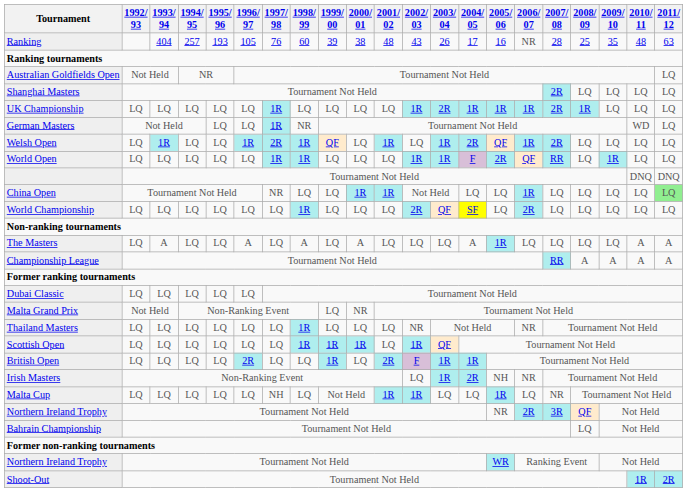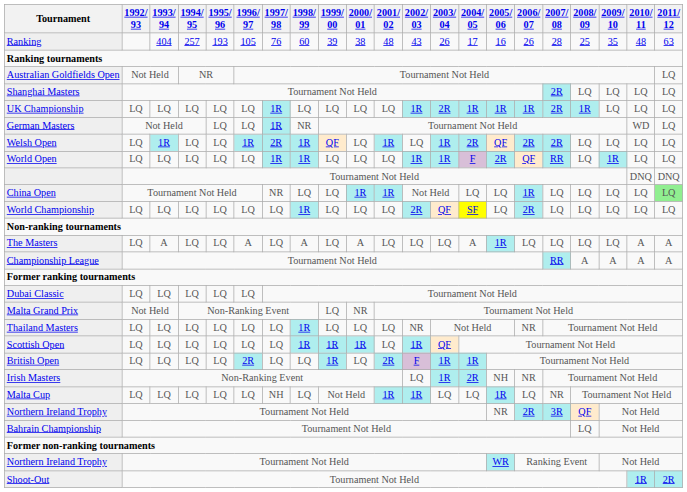(529, 41) NR -> (529, 41) 26
(529, 142) 1R -> (529, 142) 2R
